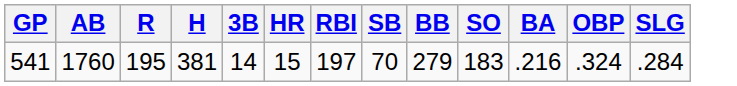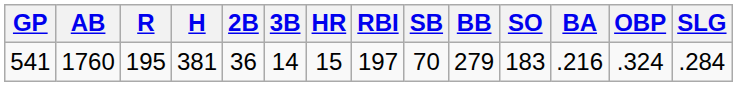+ column: (243, 23)
